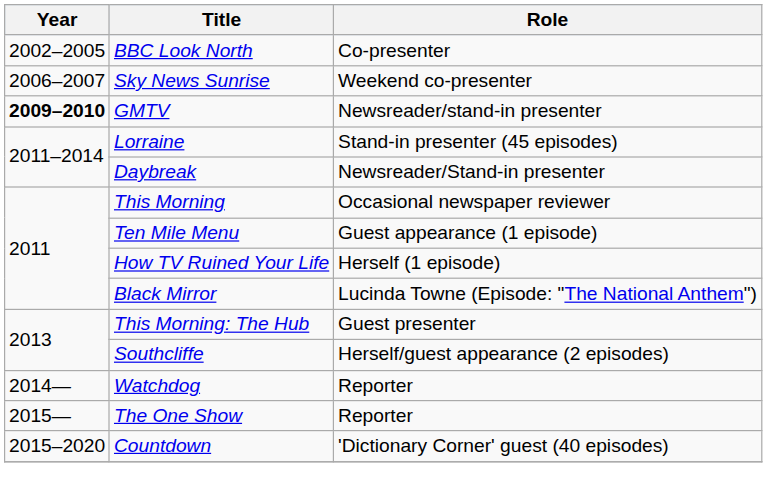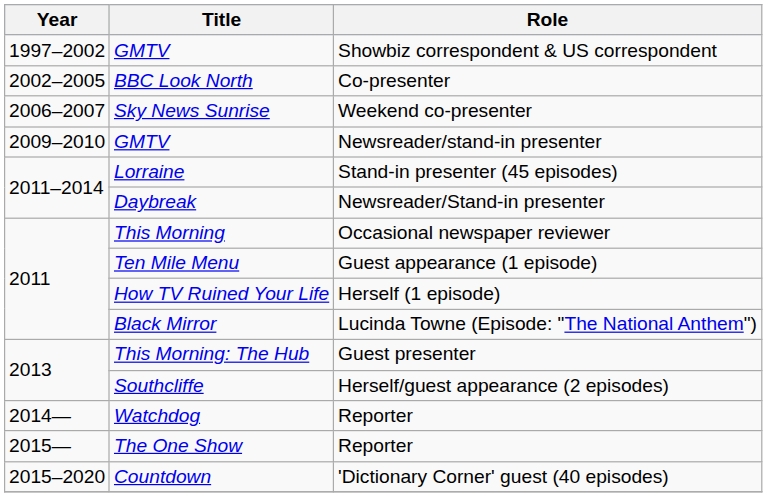+ row: (142, 50)
(57, 111) bold -> (57, 141) normal
